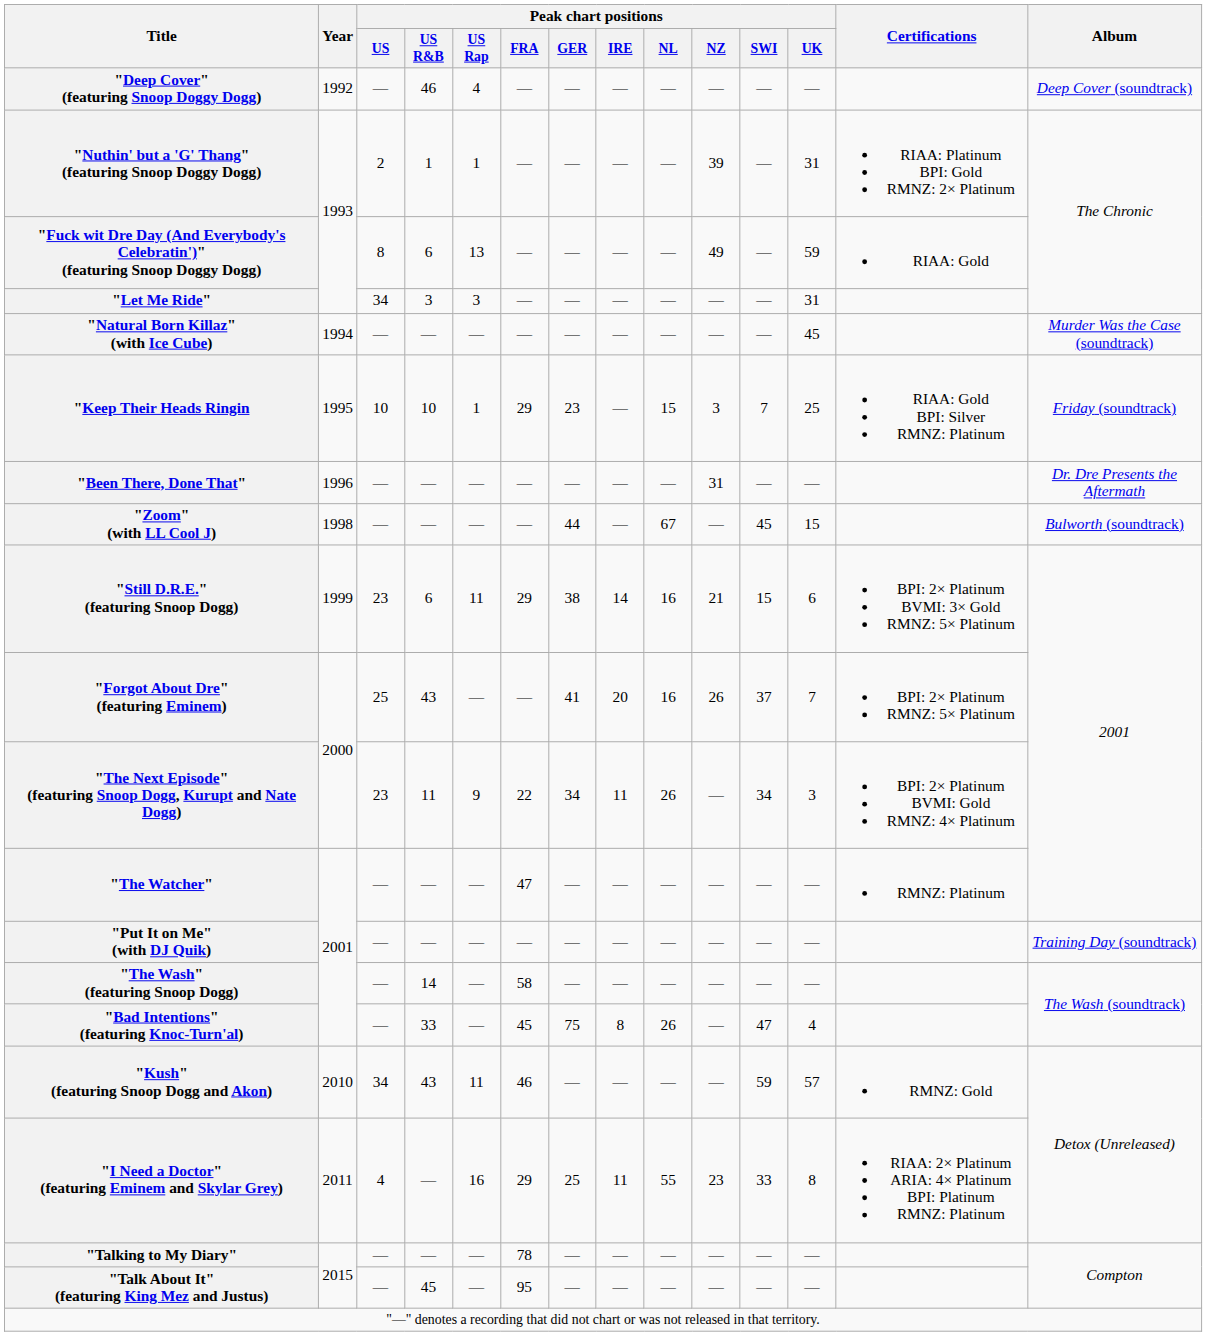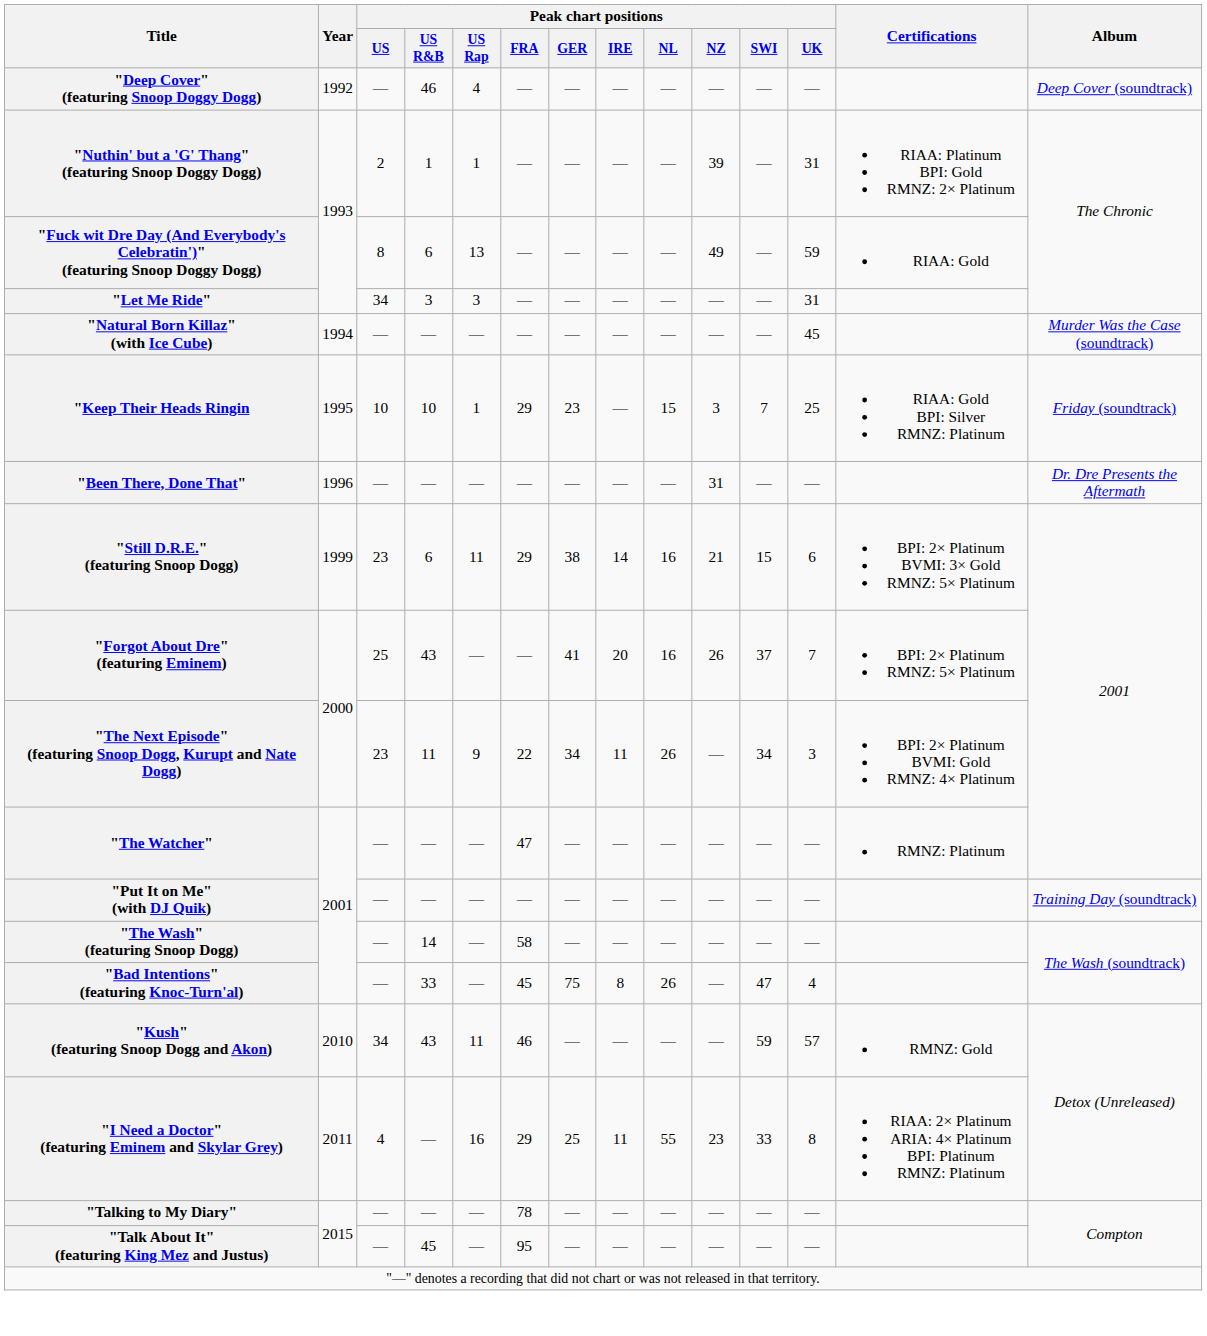- row: (162, 524)
